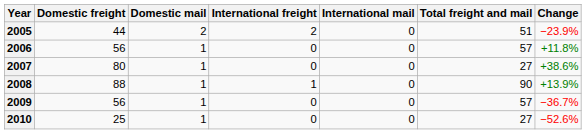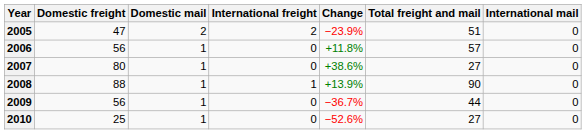columns swapped: (368, 13) <-> (558, 13)
(119, 31) 44 -> (119, 31) 47
(526, 102) 57 -> (474, 102) 44
